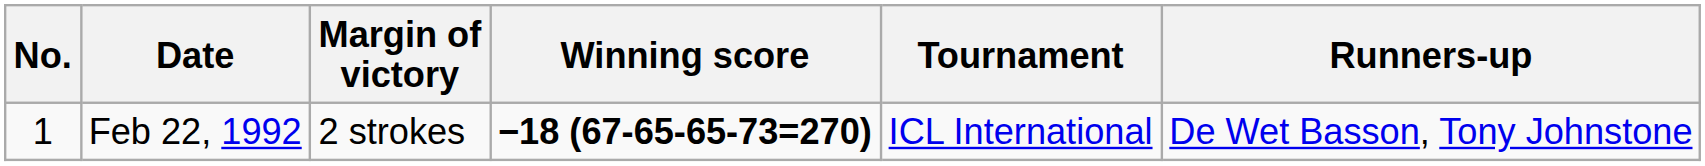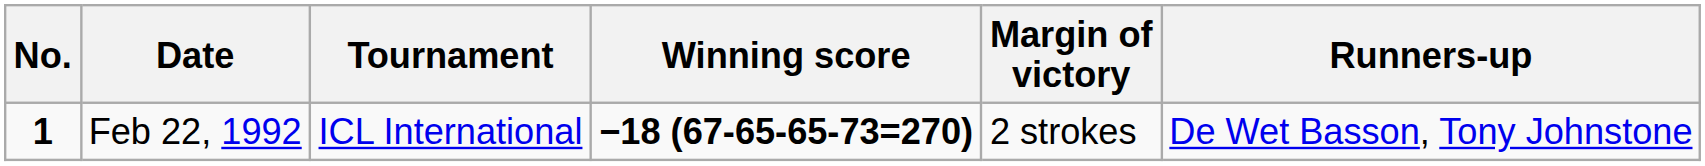columns swapped: (1021, 54) <-> (400, 54)
(43, 132) normal -> (43, 132) bold
